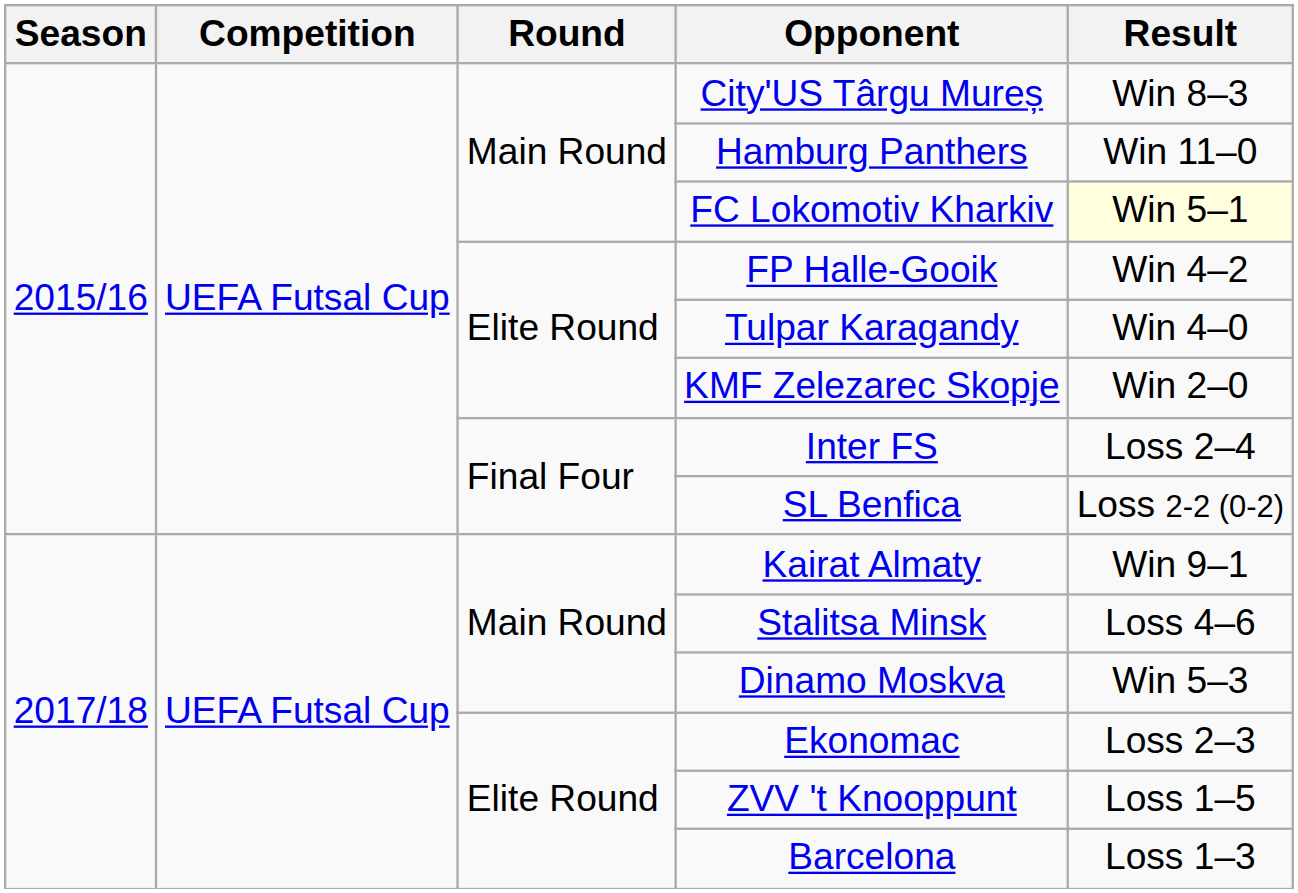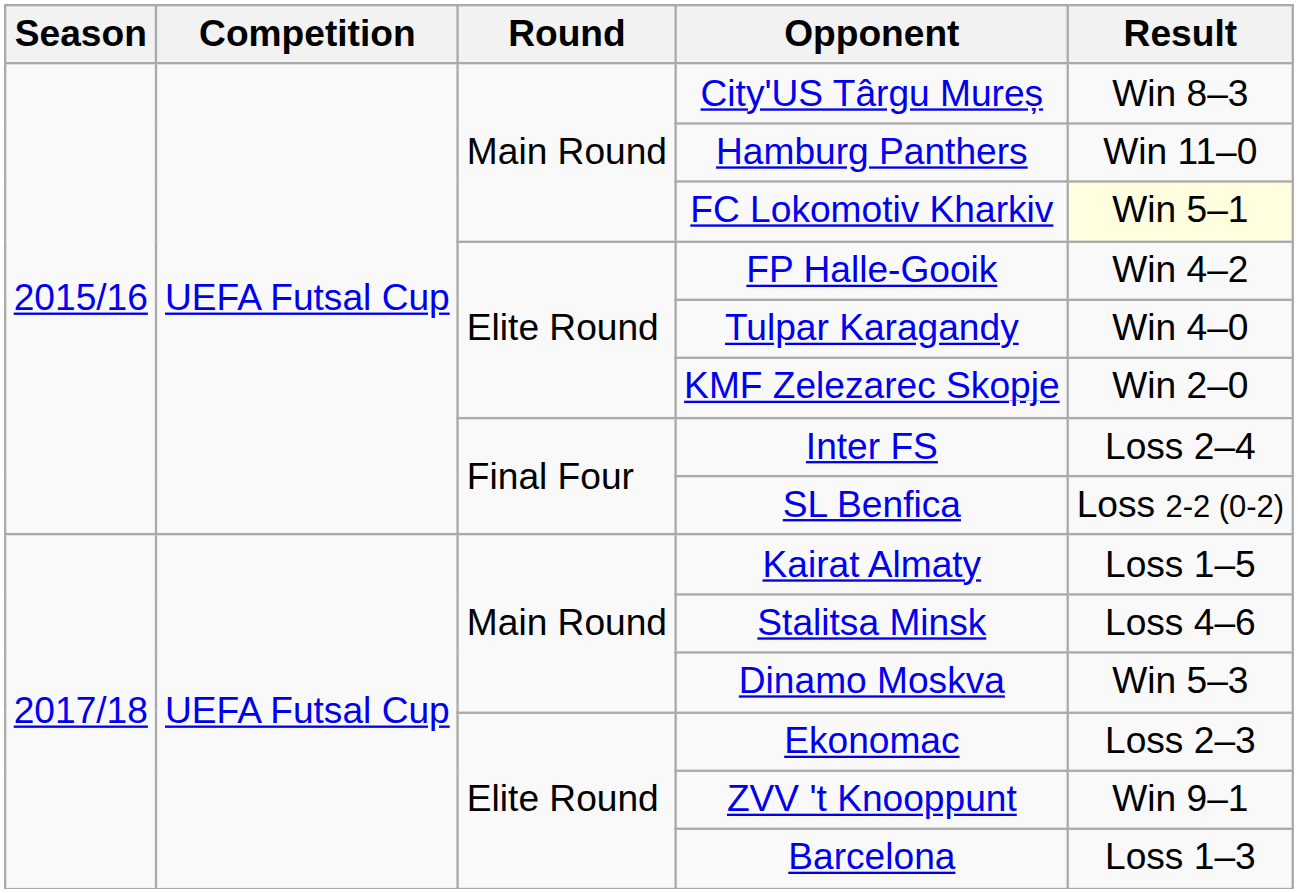(1180, 563) Win 9–1 -> (1180, 563) Loss 1–5
(1180, 799) Loss 1–5 -> (1180, 799) Win 9–1
